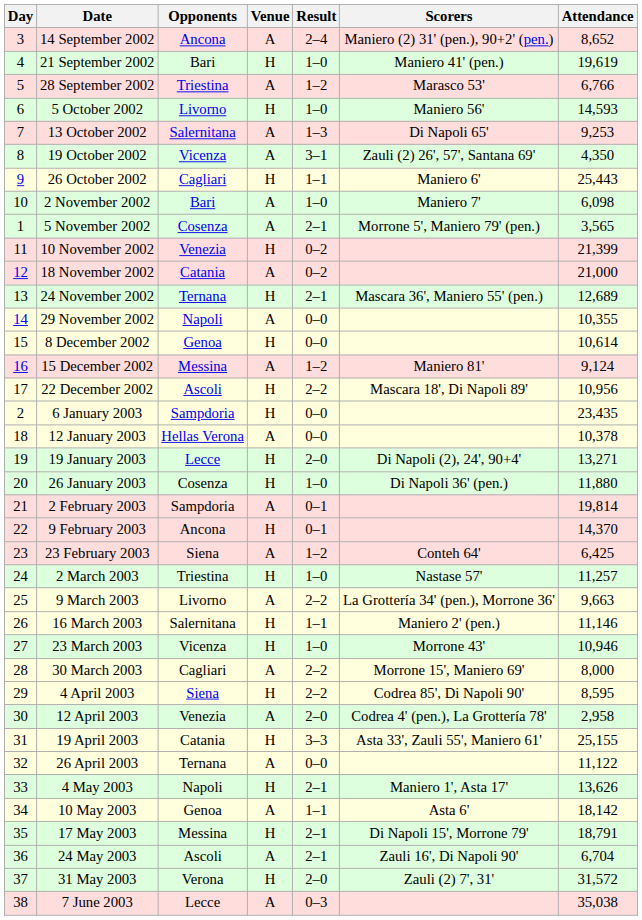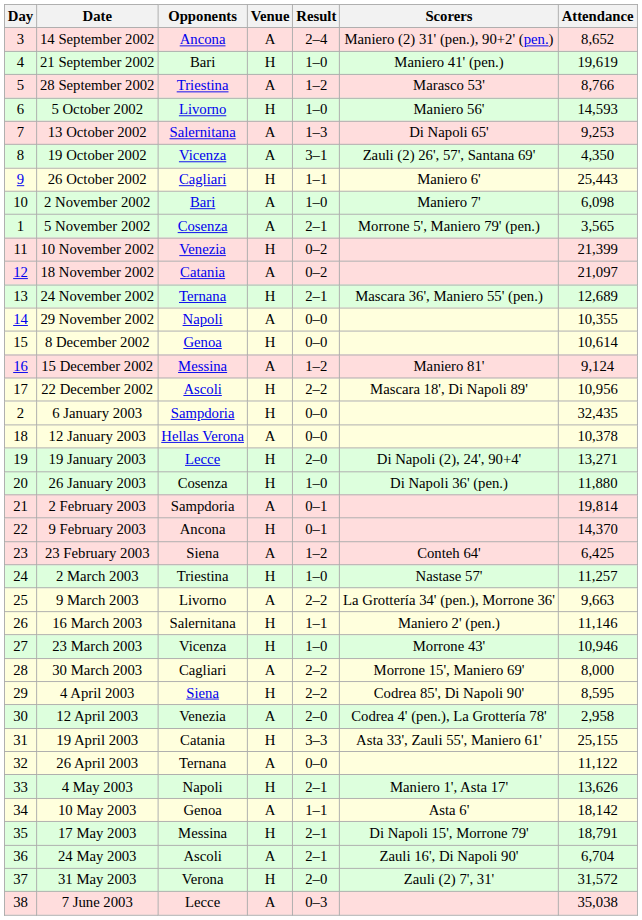(598, 86) 6,766 -> (598, 86) 8,766
(598, 272) 21,000 -> (598, 272) 21,097
(598, 413) 23,435 -> (598, 413) 32,435
